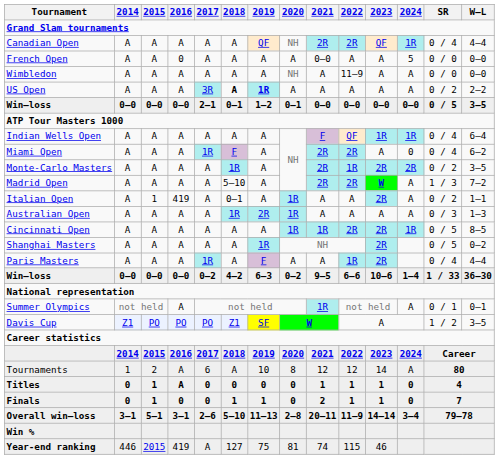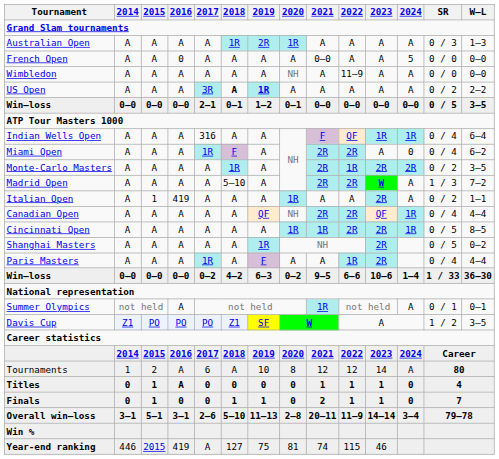rows swapped: (48, 214) <-> (43, 44)
(208, 137) A -> (208, 137) 316
(234, 199) 0–1 -> (234, 199) A
